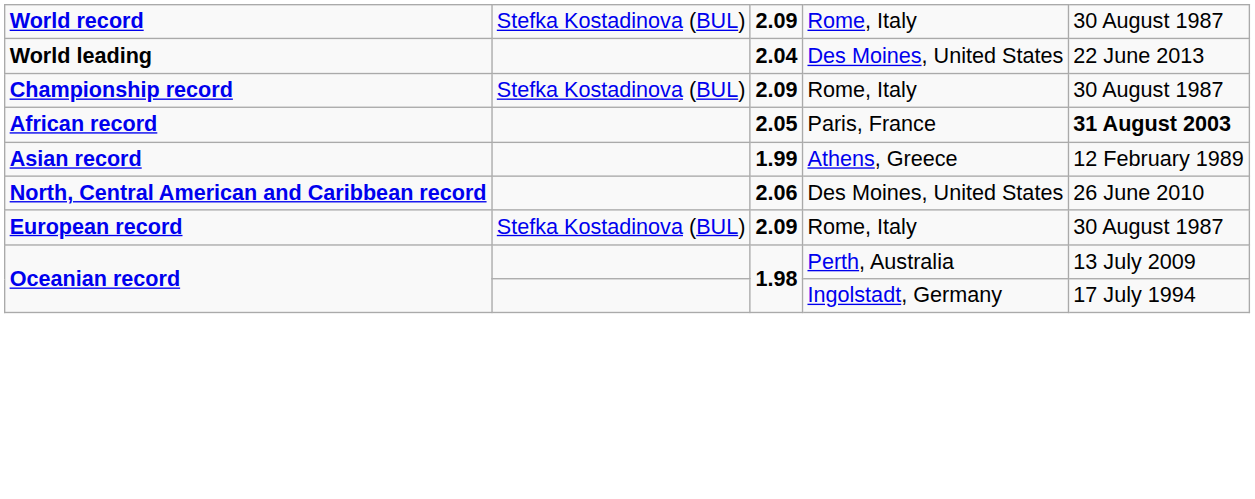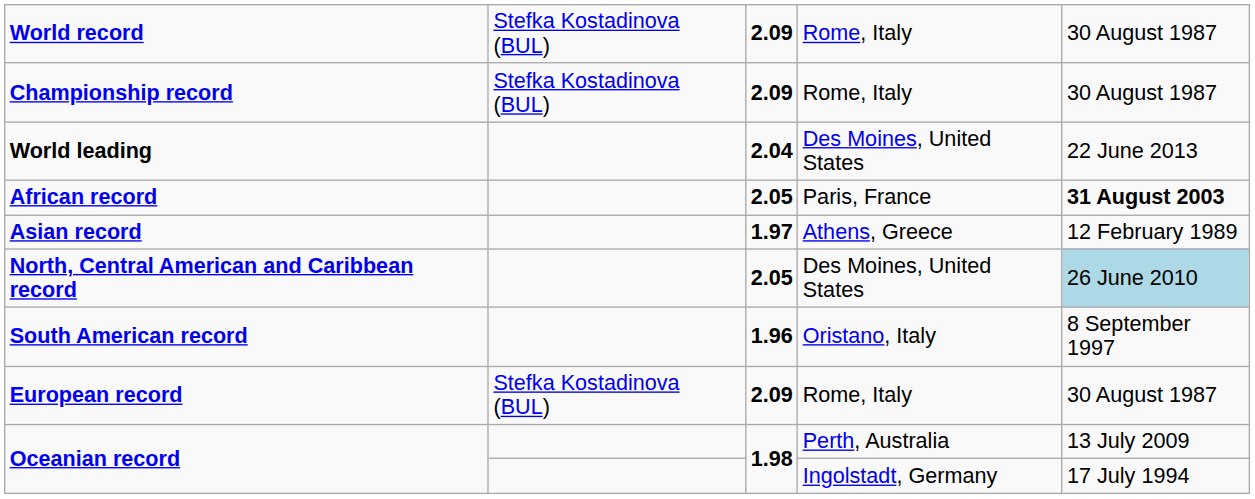rows swapped: (121, 90) <-> (81, 55)
(776, 158) 1.99 -> (772, 231) 1.97
(776, 192) 2.06 -> (772, 277) 2.05
(1139, 192) no background -> (1132, 277) lightblue background
+ row: (129, 336)
